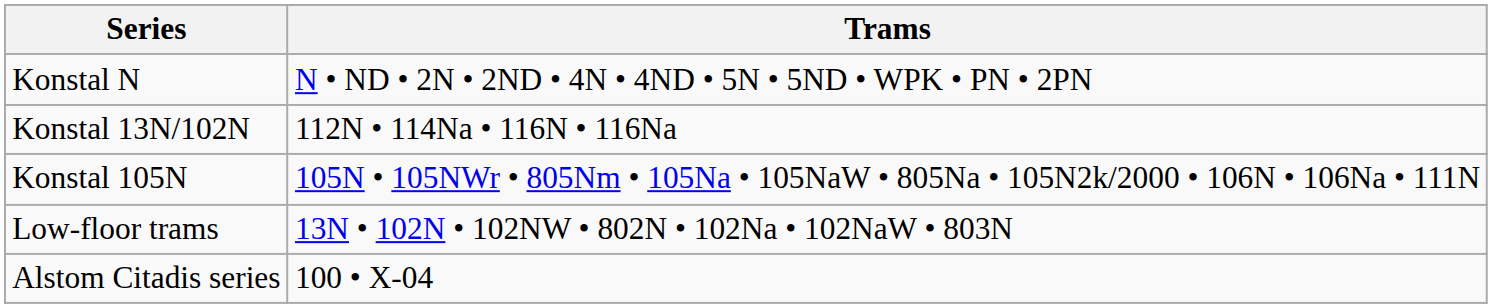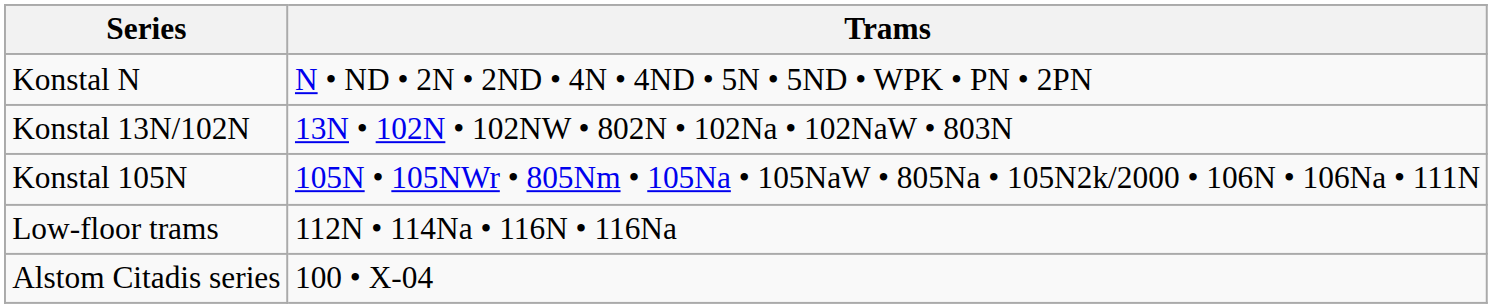(486, 128) 112N • 114Na • 116N • 116Na -> (654, 128) 13N • 102N • 102NW • 802N • 102Na • 102NaW • 803N
(654, 228) 13N • 102N • 102NW • 802N • 102Na • 102NaW • 803N -> (486, 228) 112N • 114Na • 116N • 116Na
